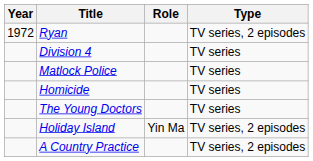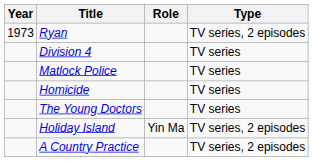(20, 33) 1972 -> (20, 33) 1973
